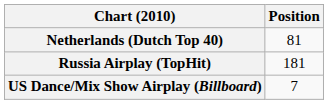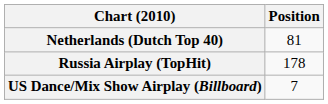(294, 63) 181 -> (294, 63) 178
